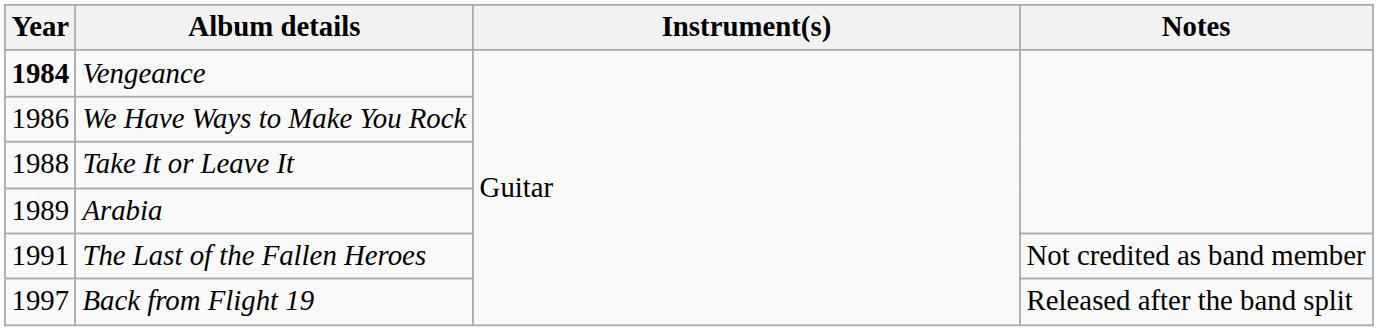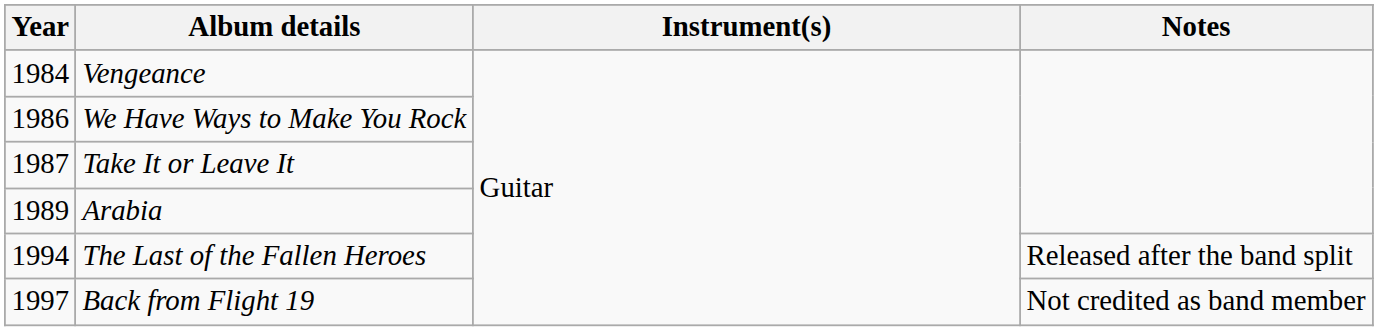(40, 73) bold -> (40, 73) normal
(40, 164) 1988 -> (40, 164) 1987
(40, 255) 1991 -> (40, 255) 1994
(1196, 255) Not credited as band member -> (1190, 255) Released after the band split
(1190, 301) Released after the band split -> (1196, 301) Not credited as band member
